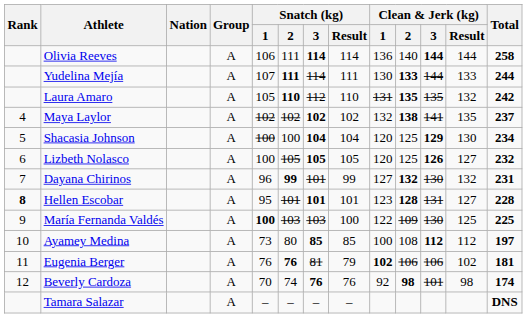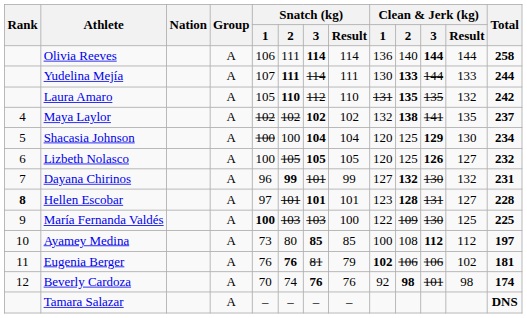(265, 199) 95 -> (265, 199) 97
